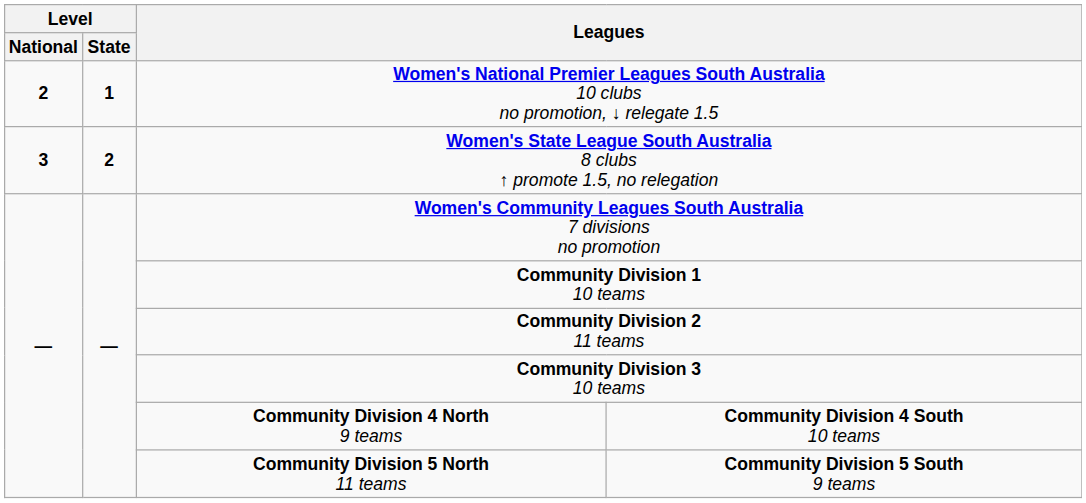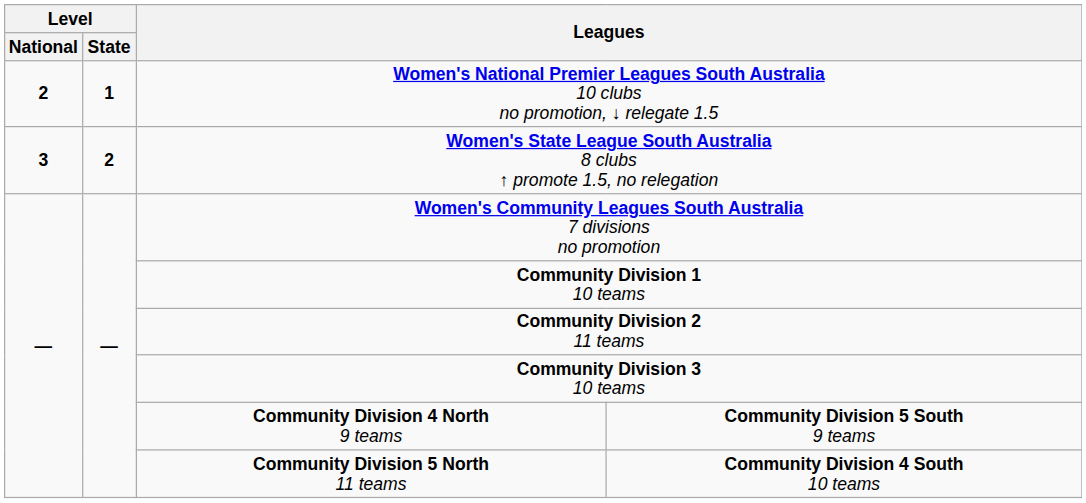(844, 426) Community Division 4 South 10 teams -> (844, 426) Community Division 5 South 9 teams
(844, 474) Community Division 5 South 9 teams -> (844, 474) Community Division 4 South 10 teams
